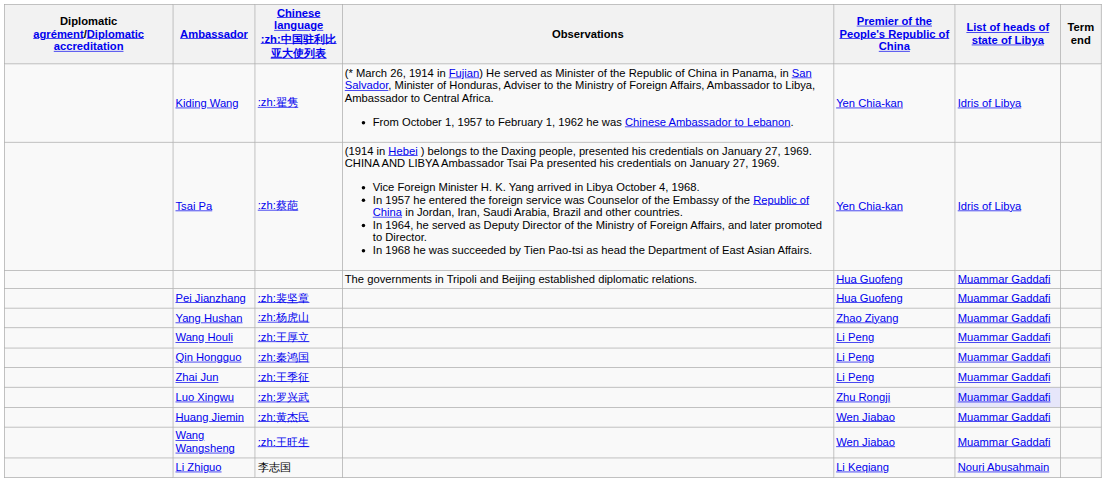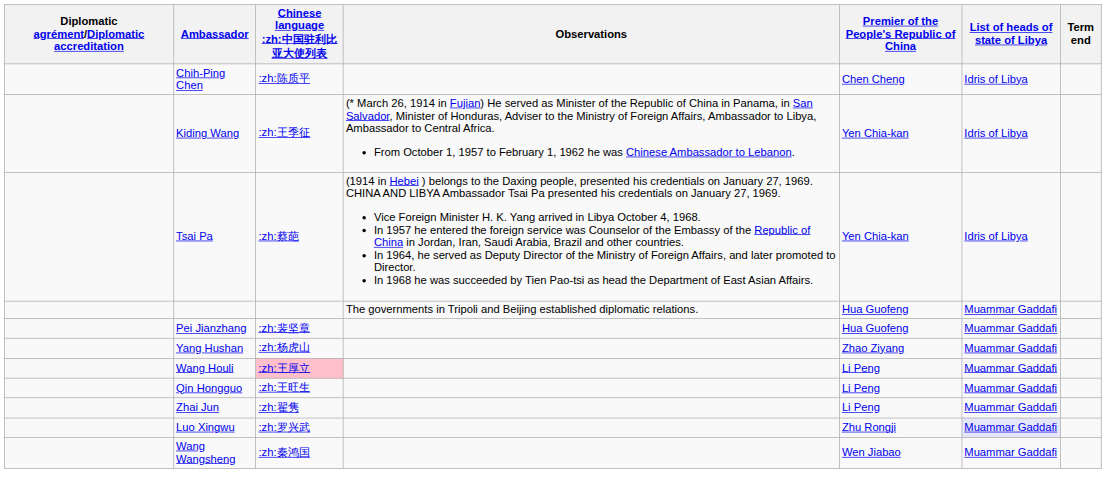+ row: (201, 79)
(278, 102) :zh:翟隽 -> (284, 133) :zh:王季征
(284, 337) no background -> (284, 368) pink background
(284, 357) :zh:秦鸿国 -> (284, 387) :zh:王旺生
(284, 377) :zh:王季征 -> (279, 407) :zh:翟隽
- row: (210, 417)
(284, 442) :zh:王旺生 -> (284, 452) :zh:秦鸿国
- row: (199, 467)
